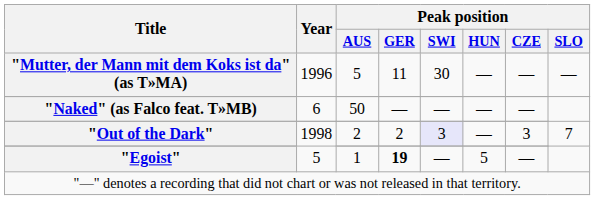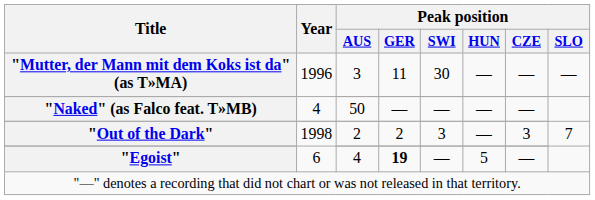(357, 74) 5 -> (357, 74) 3
(316, 108) 6 -> (316, 108) 4
(442, 133) lavender background -> (442, 133) no background
(316, 158) 5 -> (316, 158) 6
(357, 158) 1 -> (357, 158) 4
